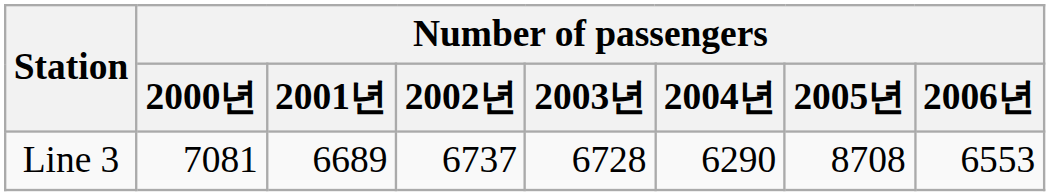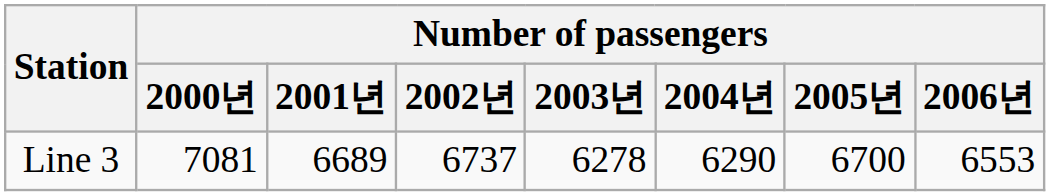(609, 159) 6728 -> (609, 159) 6278
(868, 159) 8708 -> (868, 159) 6700
